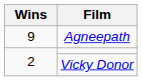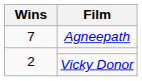(31, 36) 9 -> (31, 36) 7
